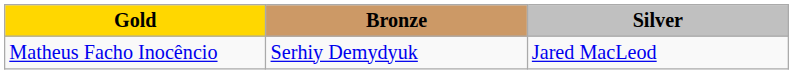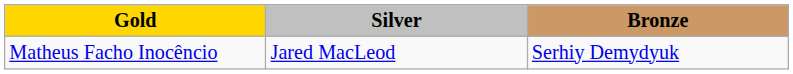columns swapped: (658, 20) <-> (397, 20)
